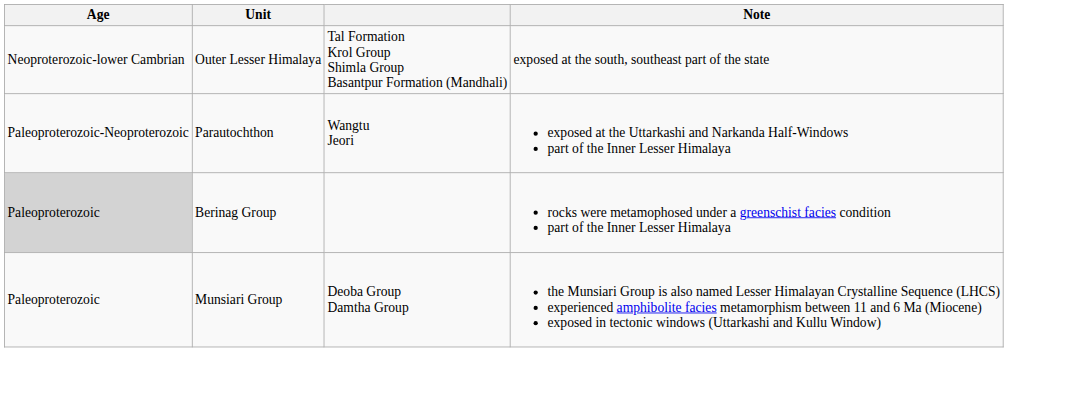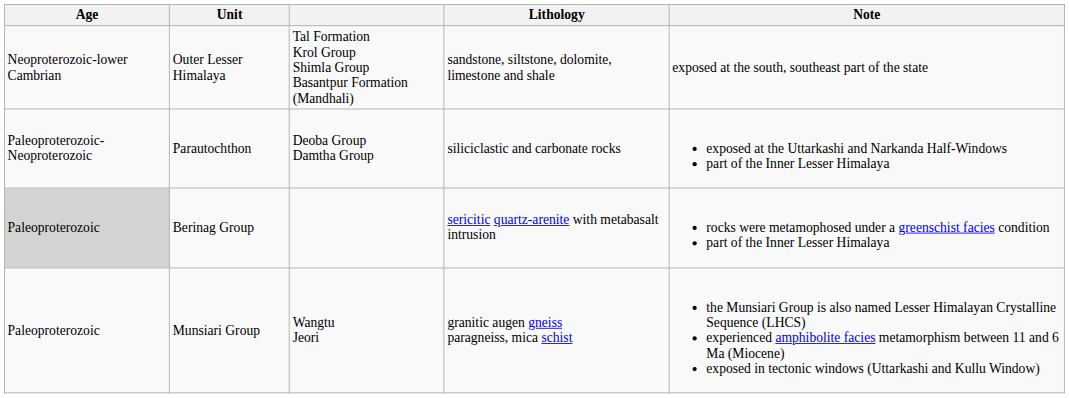+ column: (557, 15)
(348, 133) Wangtu Jeori -> (333, 148) Deoba Group Damtha Group
(368, 299) Deoba Group Damtha Group -> (314, 330) Wangtu Jeori
